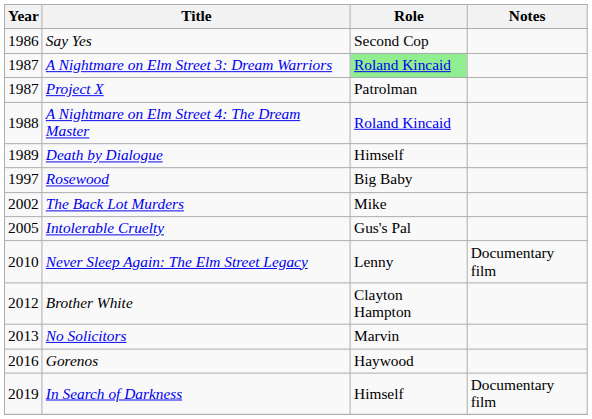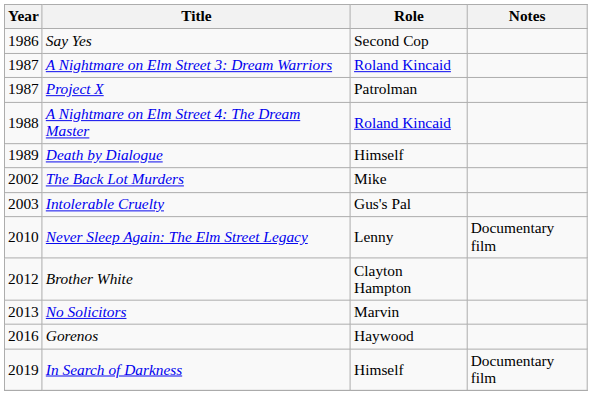(402, 65) lightgreen background -> (402, 65) no background
- row: (77, 180)
(23, 228) 2005 -> (23, 204) 2003
